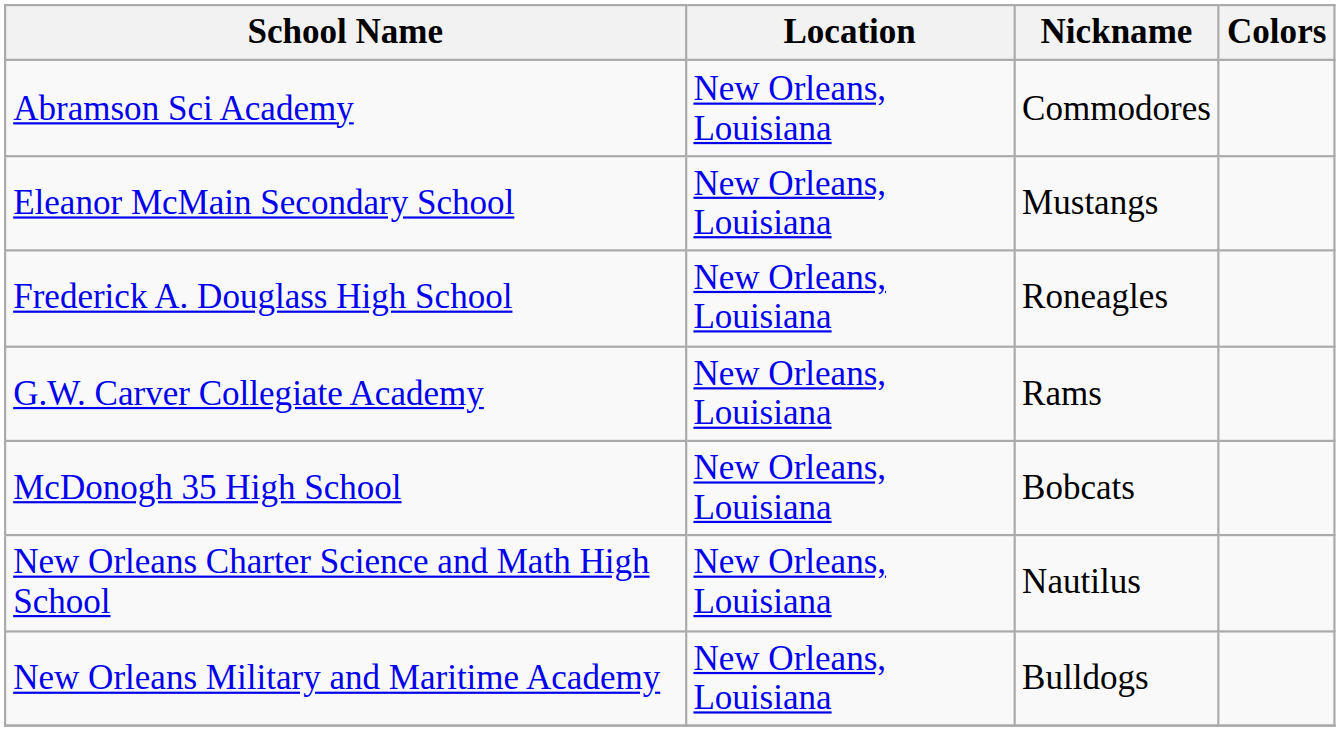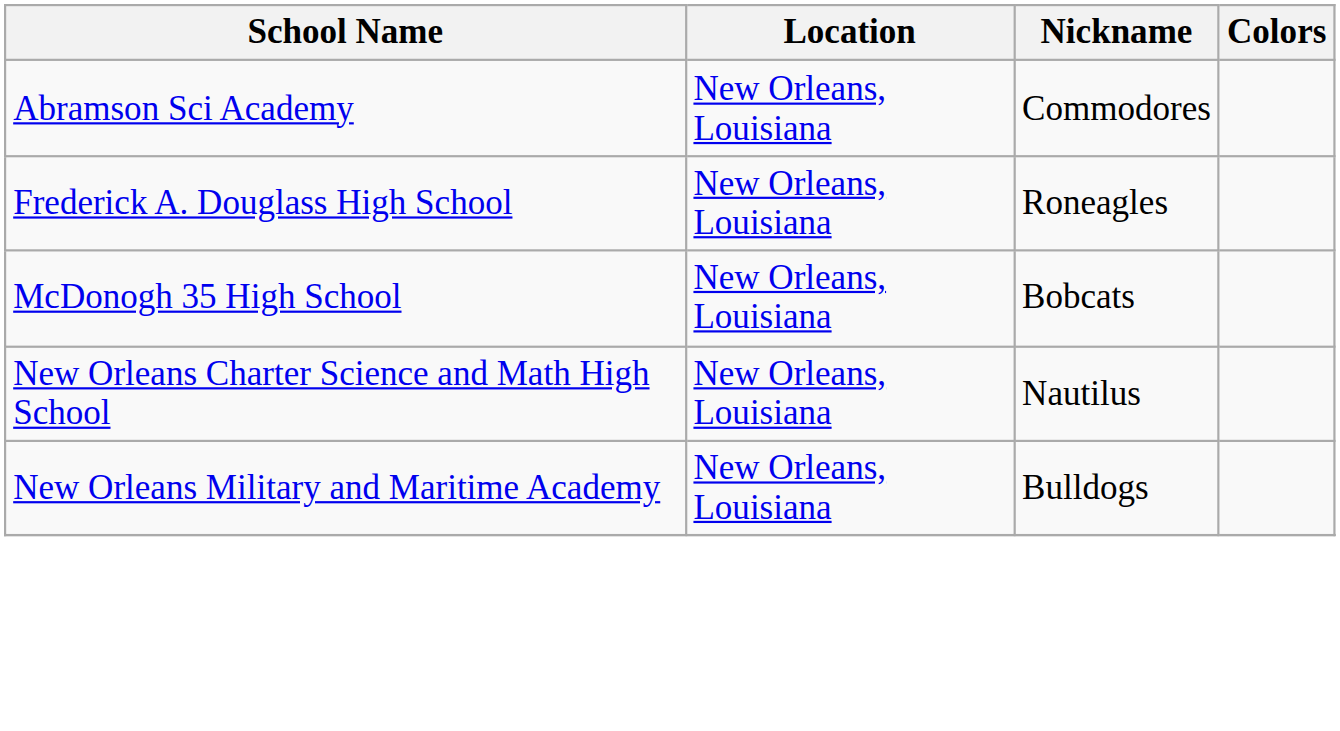- row: (264, 202)
- row: (248, 392)
